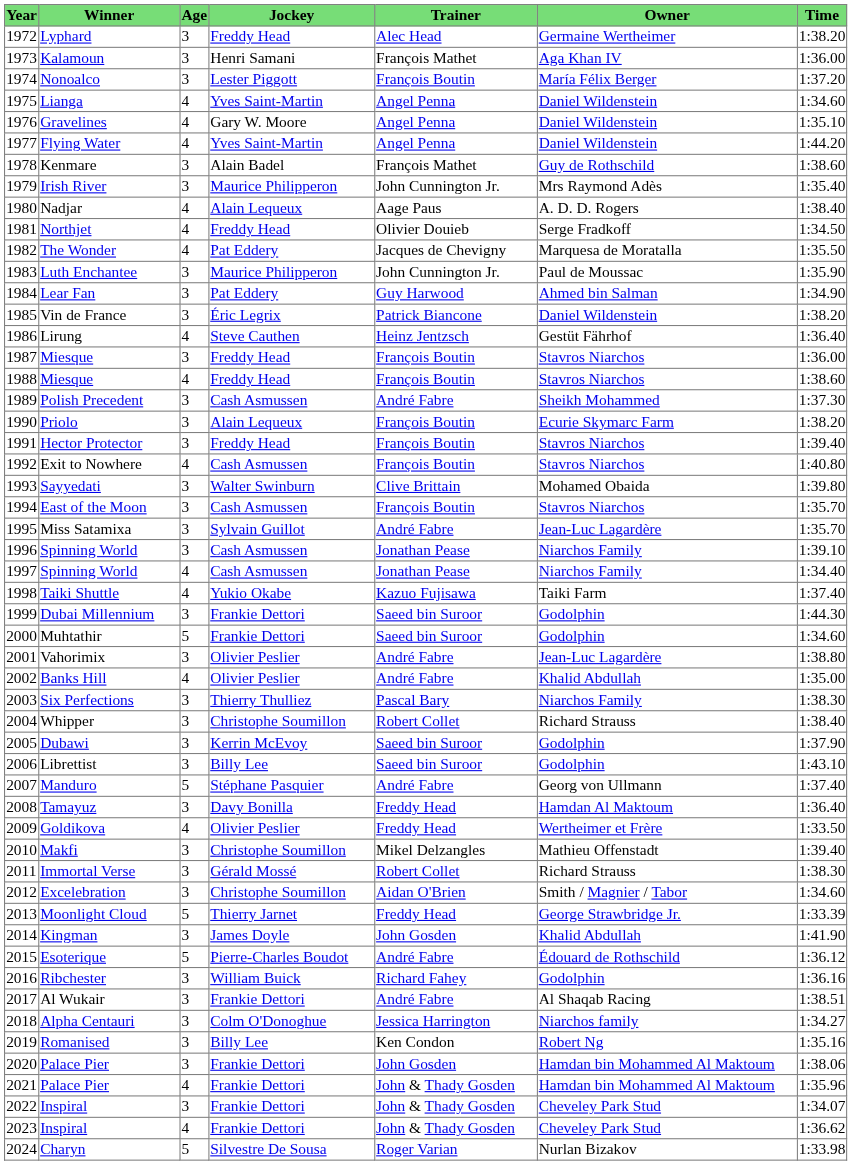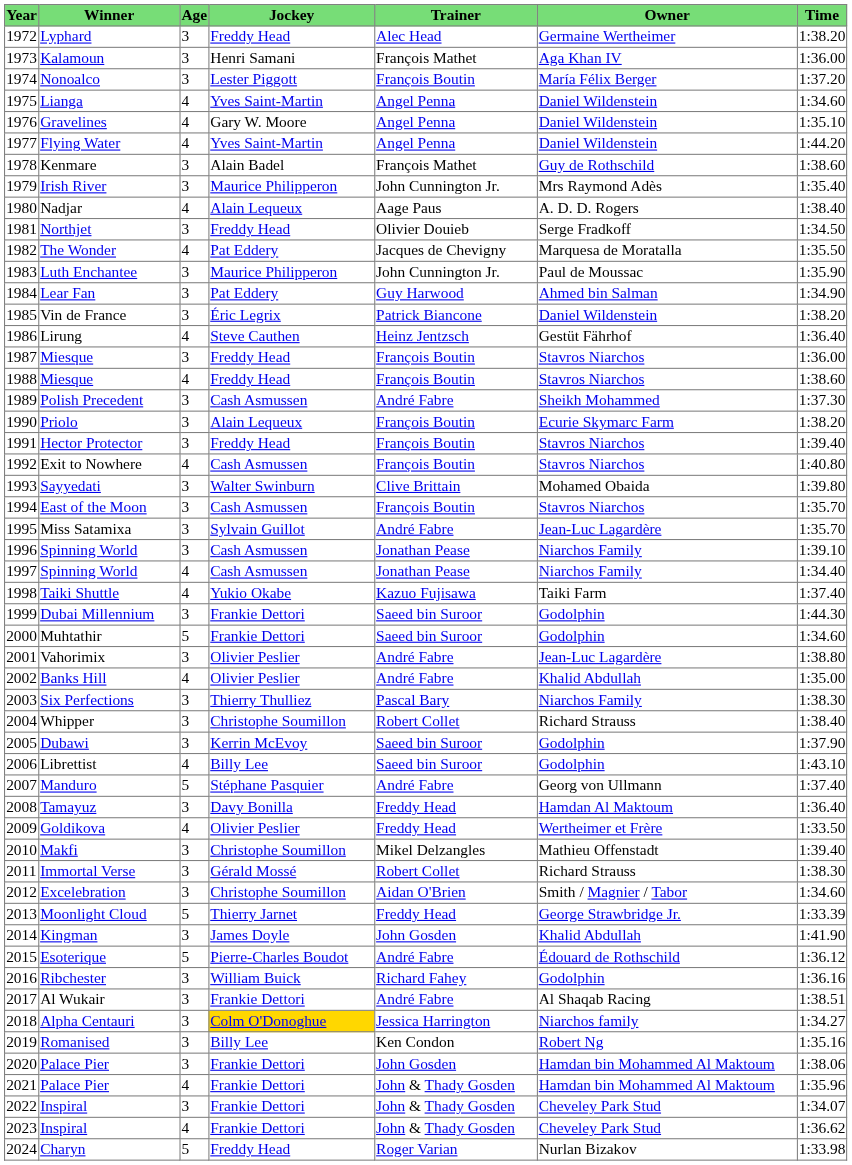(185, 229) 4 -> (185, 229) 3
(185, 764) 3 -> (185, 764) 4
(268, 1021) no background -> (268, 1021) gold background
(268, 1149) Silvestre De Sousa -> (250, 1149) Freddy Head
